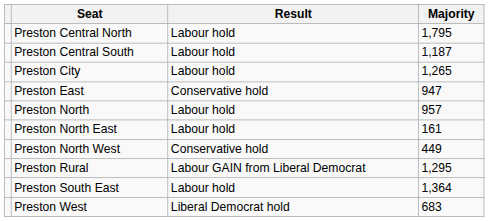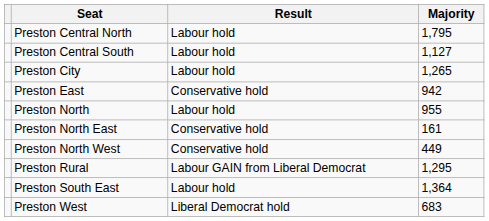(437, 52) 1,187 -> (437, 52) 1,127
(432, 91) 947 -> (432, 91) 942
(432, 110) 957 -> (432, 110) 955
(203, 129) Labour hold -> (220, 129) Conservative hold
